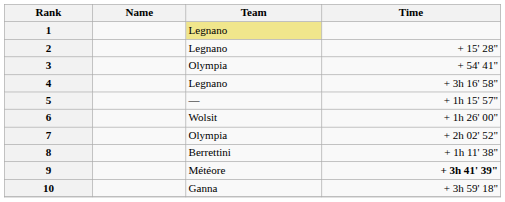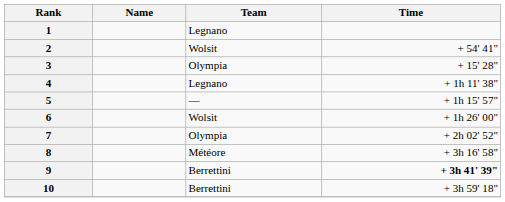(208, 30) khaki background -> (208, 30) no background
(208, 48) Legnano -> (203, 48) Wolsit
(478, 48) + 15' 28" -> (478, 48) + 54' 41"
(478, 65) + 54' 41" -> (478, 65) + 15' 28"
(471, 83) + 3h 16' 58" -> (471, 83) + 1h 11' 38"
(210, 153) Berrettini -> (207, 153) Météore
(471, 153) + 1h 11' 38" -> (471, 153) + 3h 16' 58"
(207, 170) Météore -> (210, 170) Berrettini
(203, 188) Ganna -> (210, 188) Berrettini
